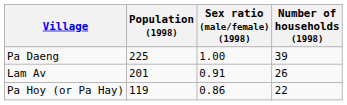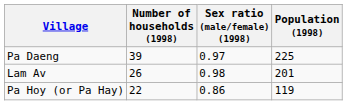columns swapped: (162, 26) <-> (307, 26)
(212, 56) 1.00 -> (212, 56) 0.97
(212, 73) 0.91 -> (212, 73) 0.98
